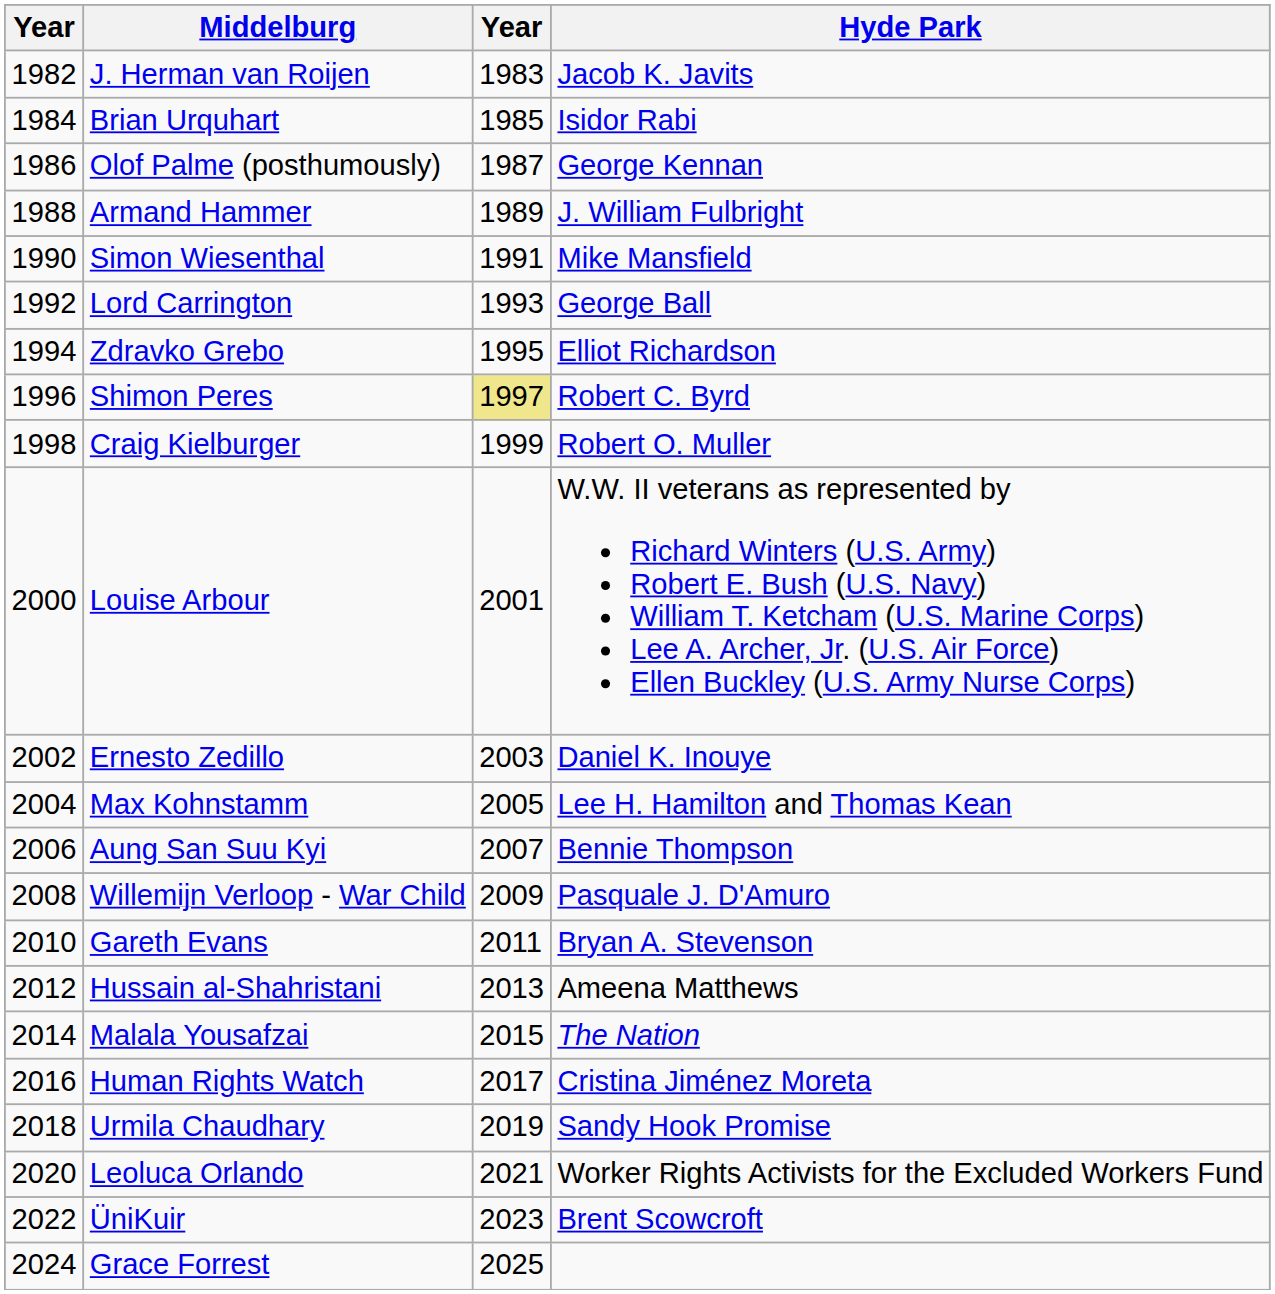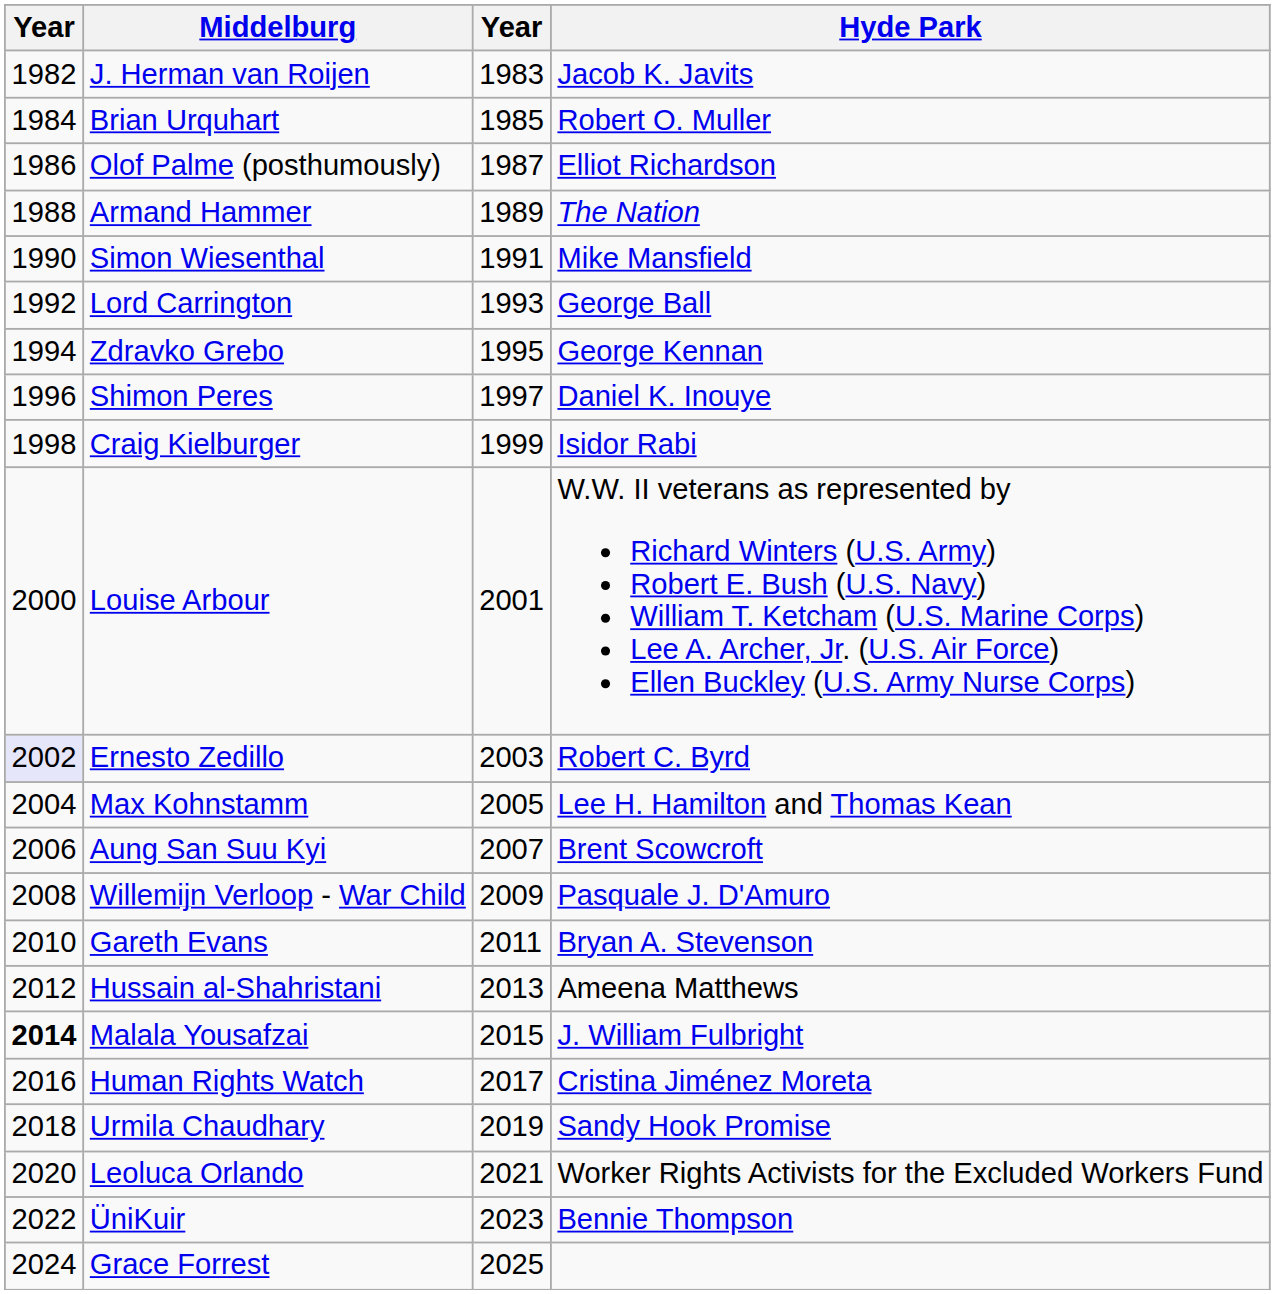(627, 119) Isidor Rabi -> (664, 119) Robert O. Muller
(660, 166) George Kennan -> (667, 166) Elliot Richardson
(680, 212) J. William Fulbright -> (629, 212) The Nation
(667, 350) Elliot Richardson -> (660, 350) George Kennan
(512, 397) khaki background -> (512, 397) no background
(654, 397) Robert C. Byrd -> (664, 397) Daniel K. Inouye
(664, 443) Robert O. Muller -> (627, 443) Isidor Rabi
(44, 757) no background -> (44, 757) lavender background
(664, 757) Daniel K. Inouye -> (654, 757) Robert C. Byrd
(675, 850) Bennie Thompson -> (660, 850) Brent Scowcroft
(44, 1034) normal -> (44, 1034) bold
(629, 1034) The Nation -> (680, 1034) J. William Fulbright
(660, 1219) Brent Scowcroft -> (675, 1219) Bennie Thompson
